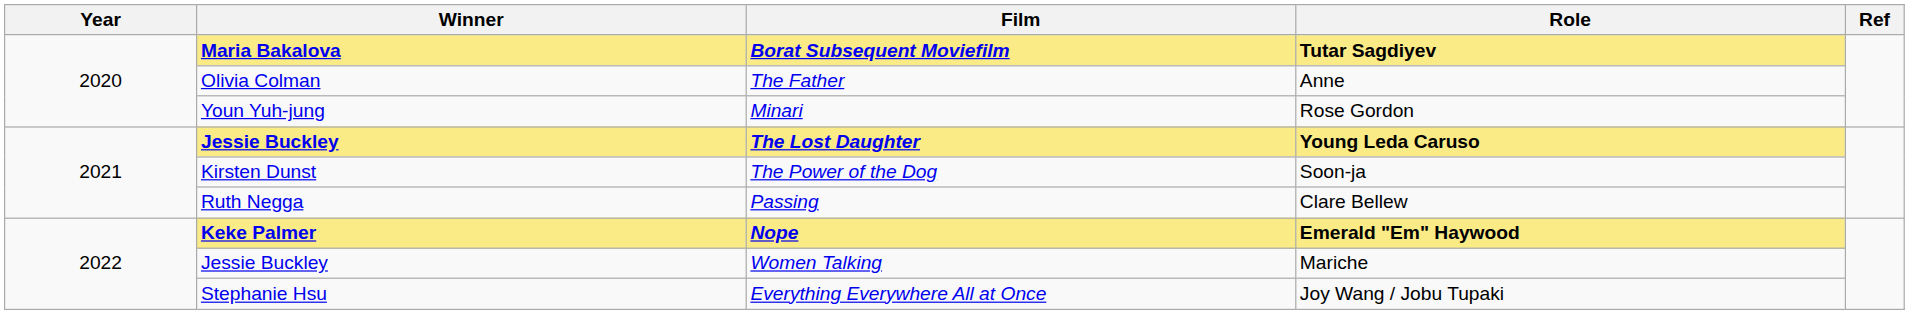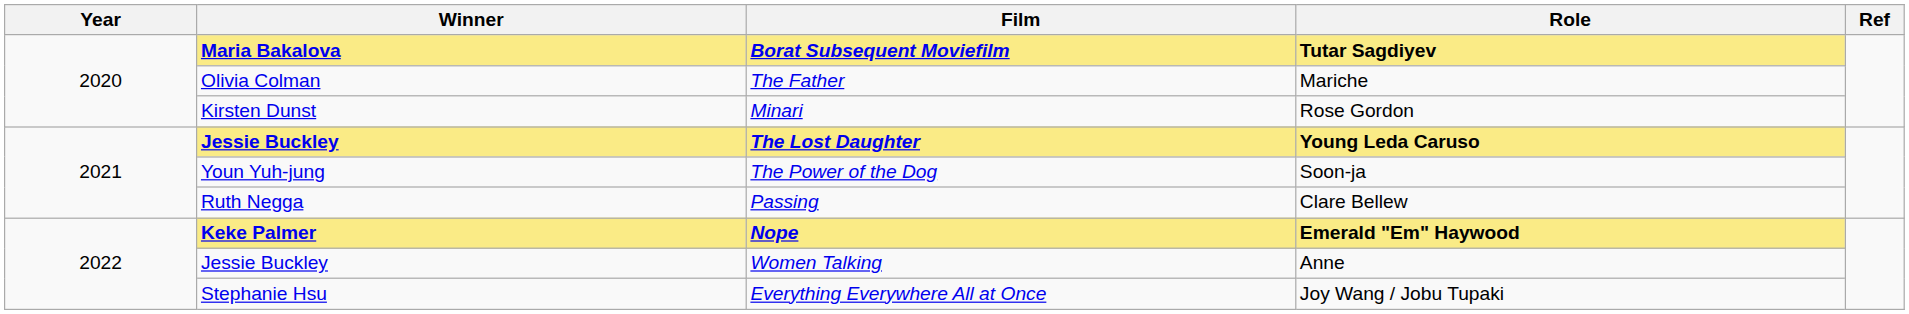(1322, 80) Anne -> (1334, 80) Mariche
(263, 111) Youn Yuh-jung -> (259, 111) Kirsten Dunst
(259, 171) Kirsten Dunst -> (263, 171) Youn Yuh-jung
(1334, 263) Mariche -> (1322, 263) Anne
